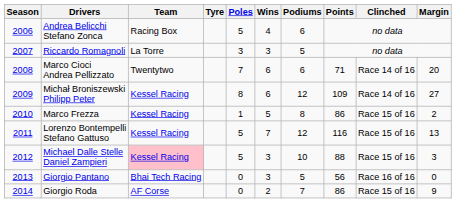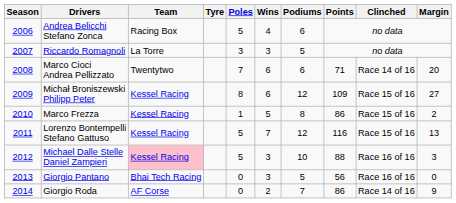(386, 94) Race 14 of 16 -> (386, 94) Race 15 of 16
(386, 157) Race 15 of 16 -> (386, 157) Race 16 of 16
(386, 191) Race 15 of 16 -> (386, 191) Race 14 of 16
